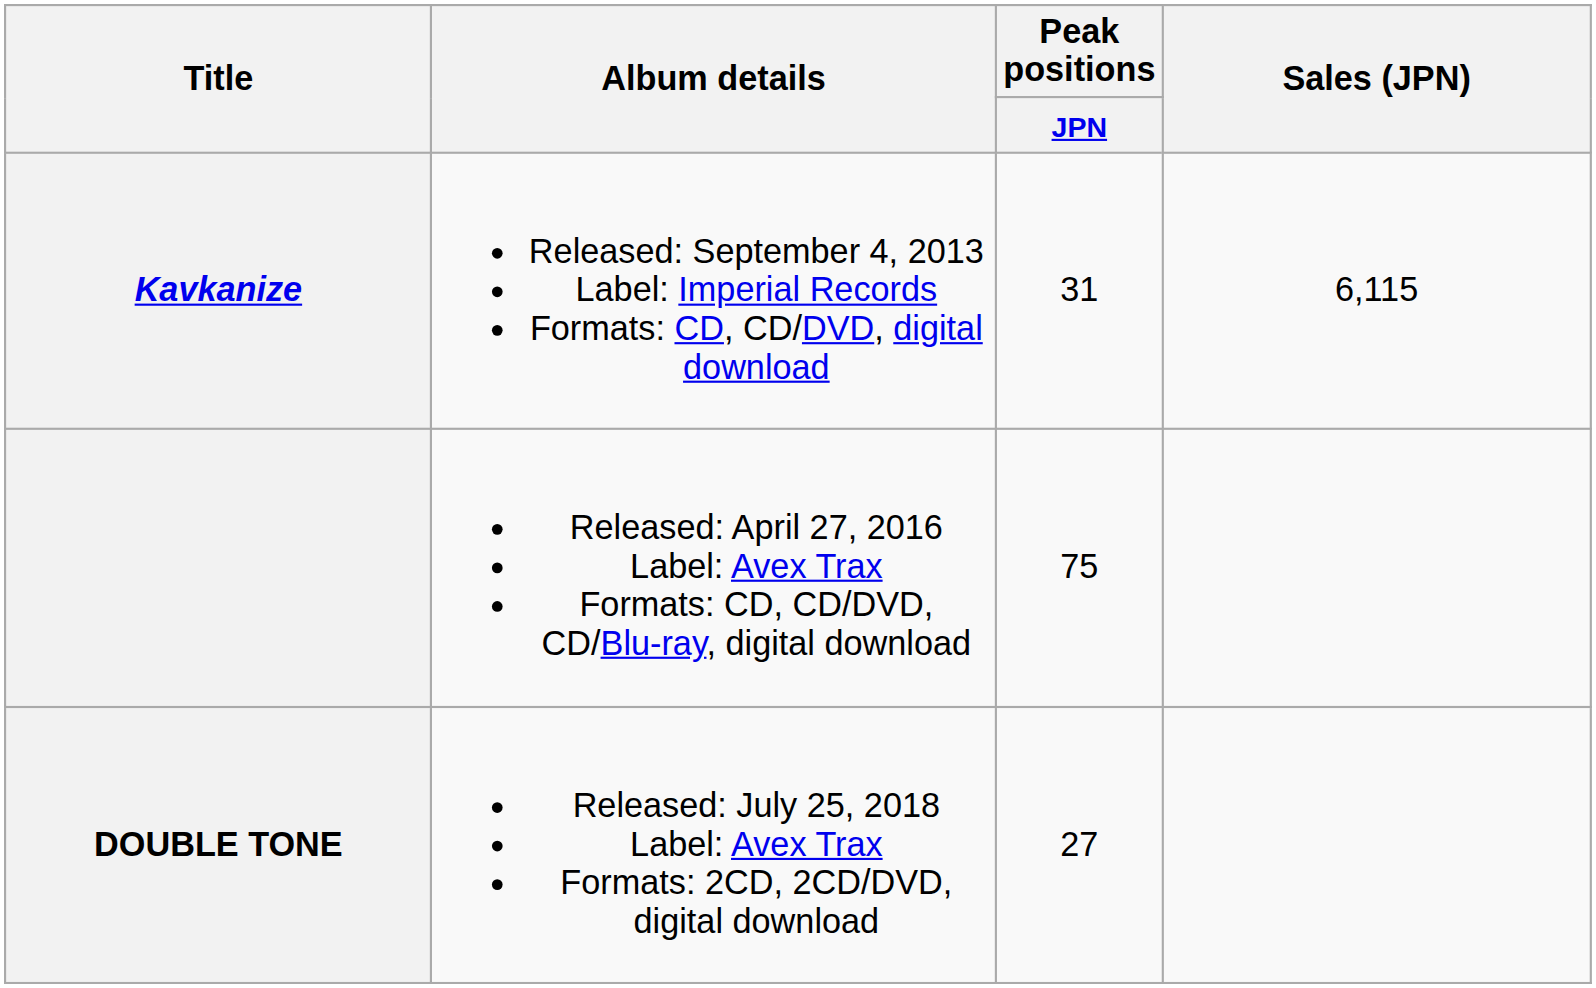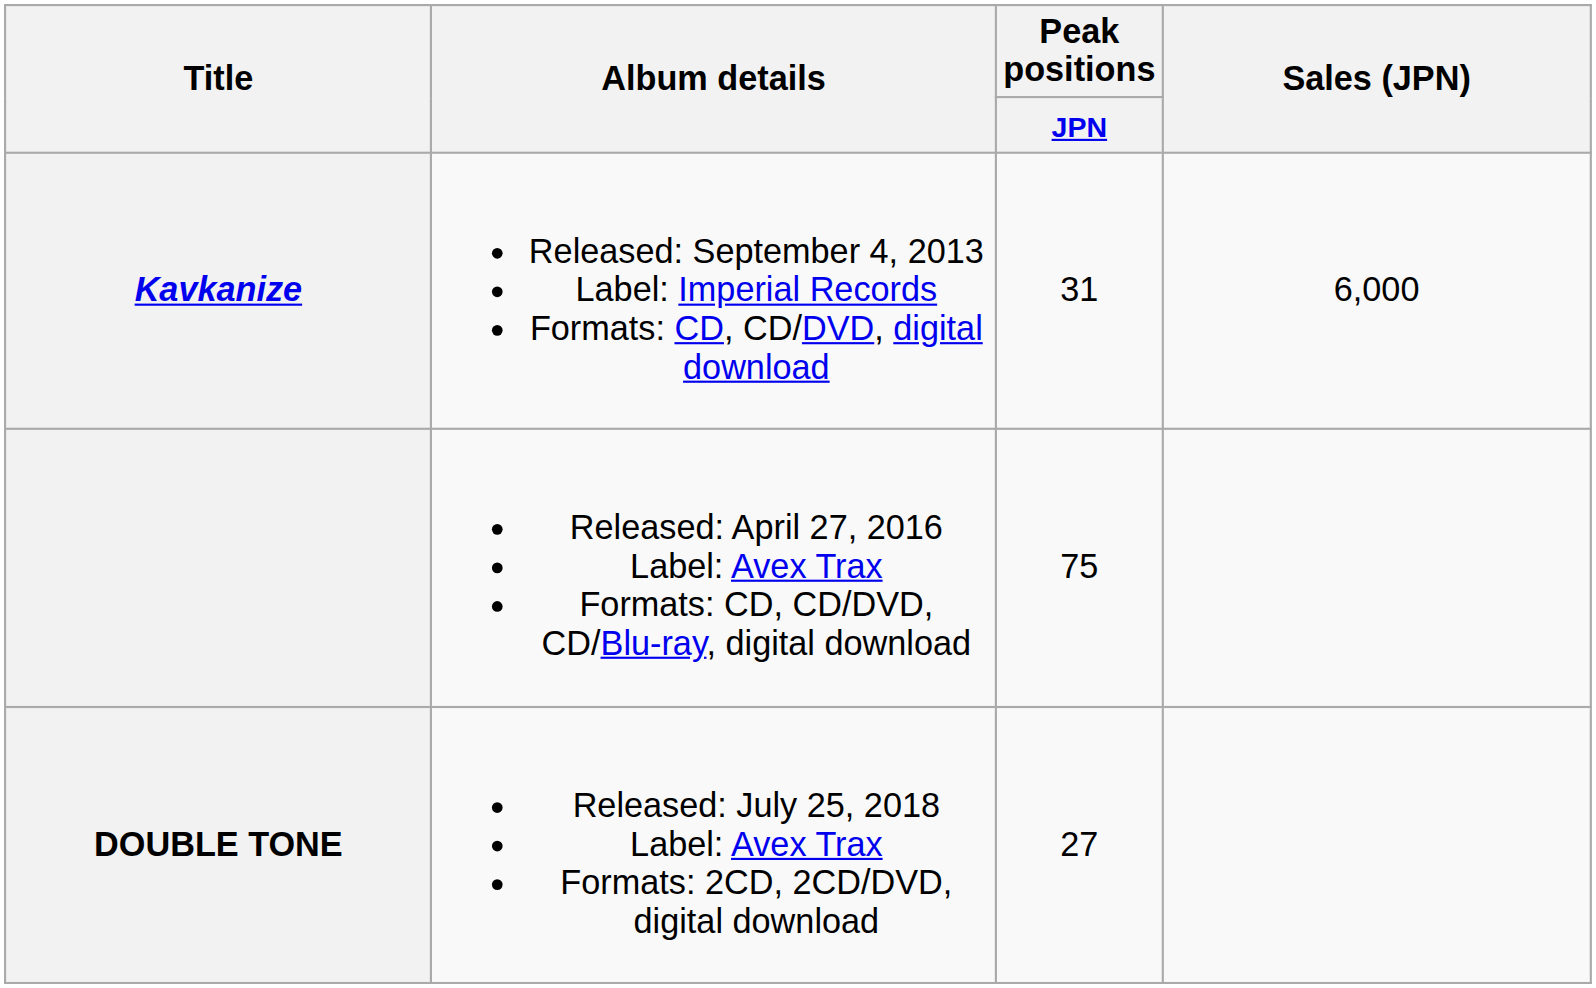(1377, 290) 6,115 -> (1377, 290) 6,000
